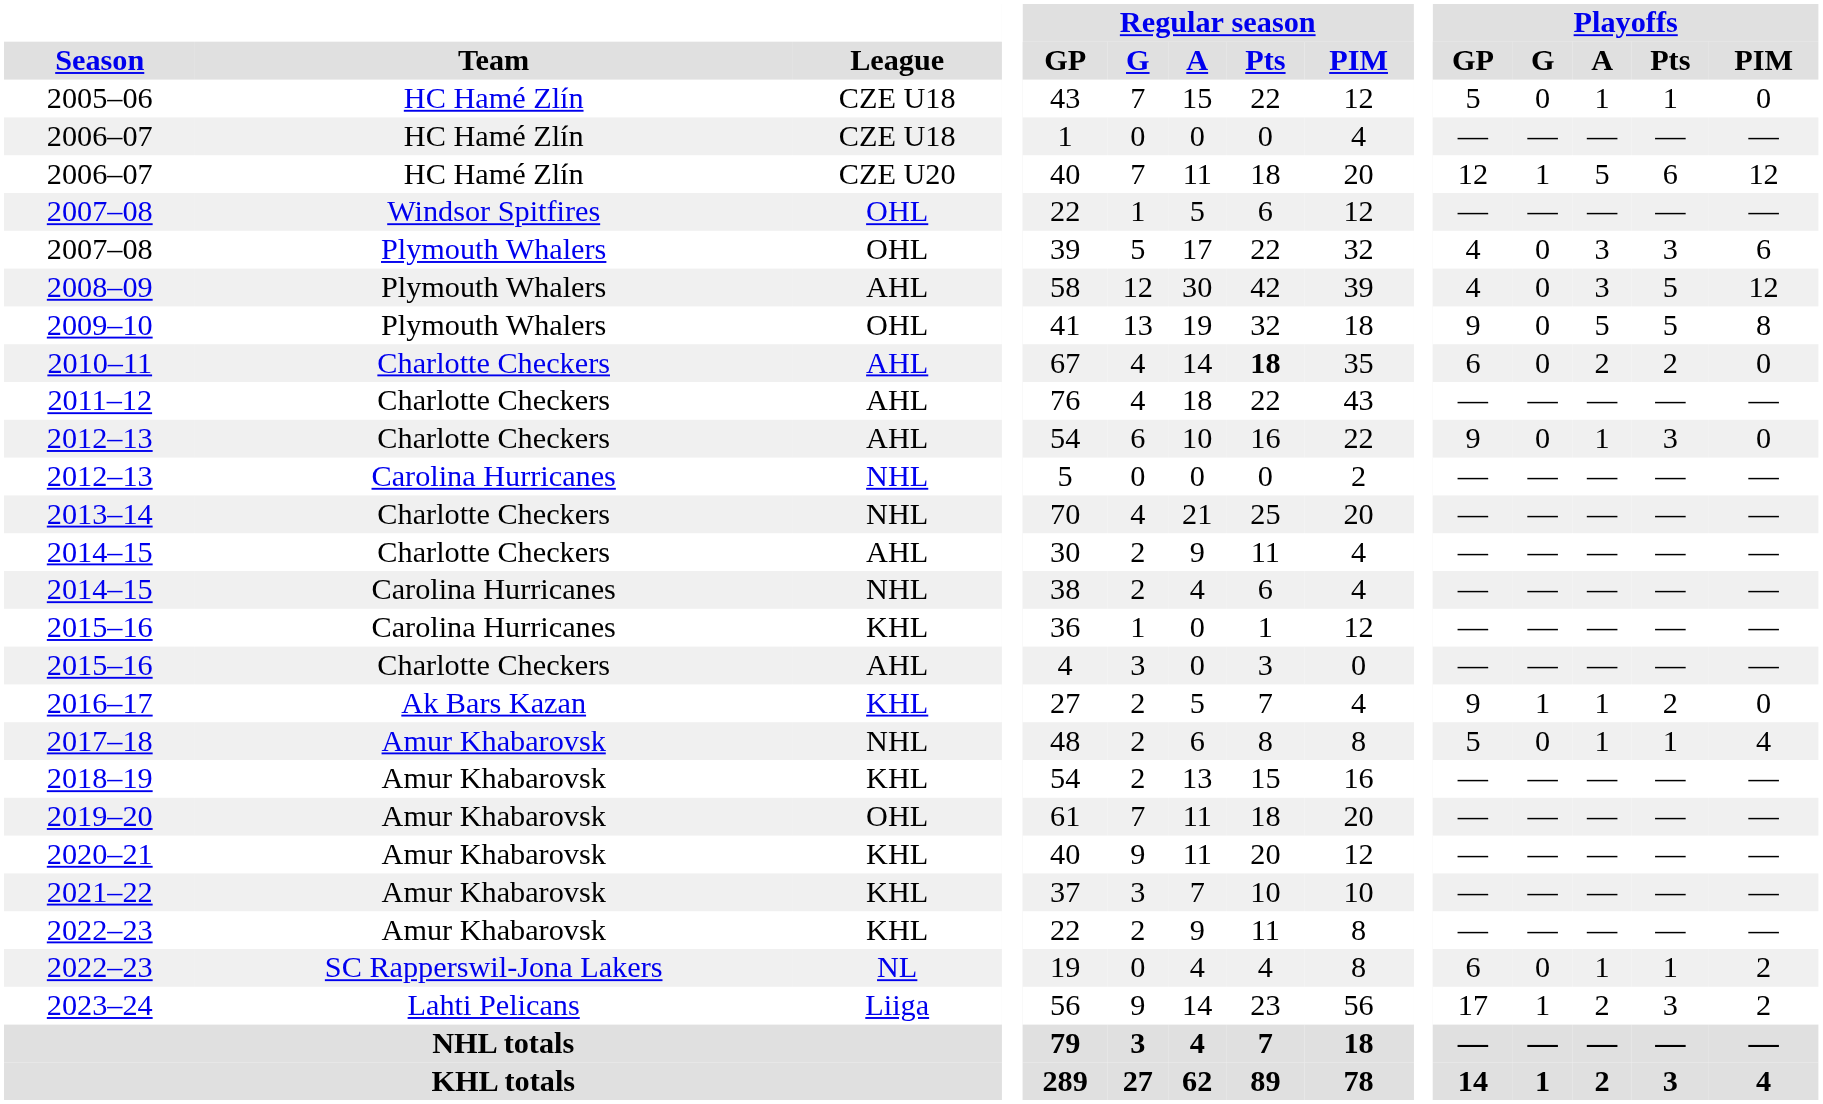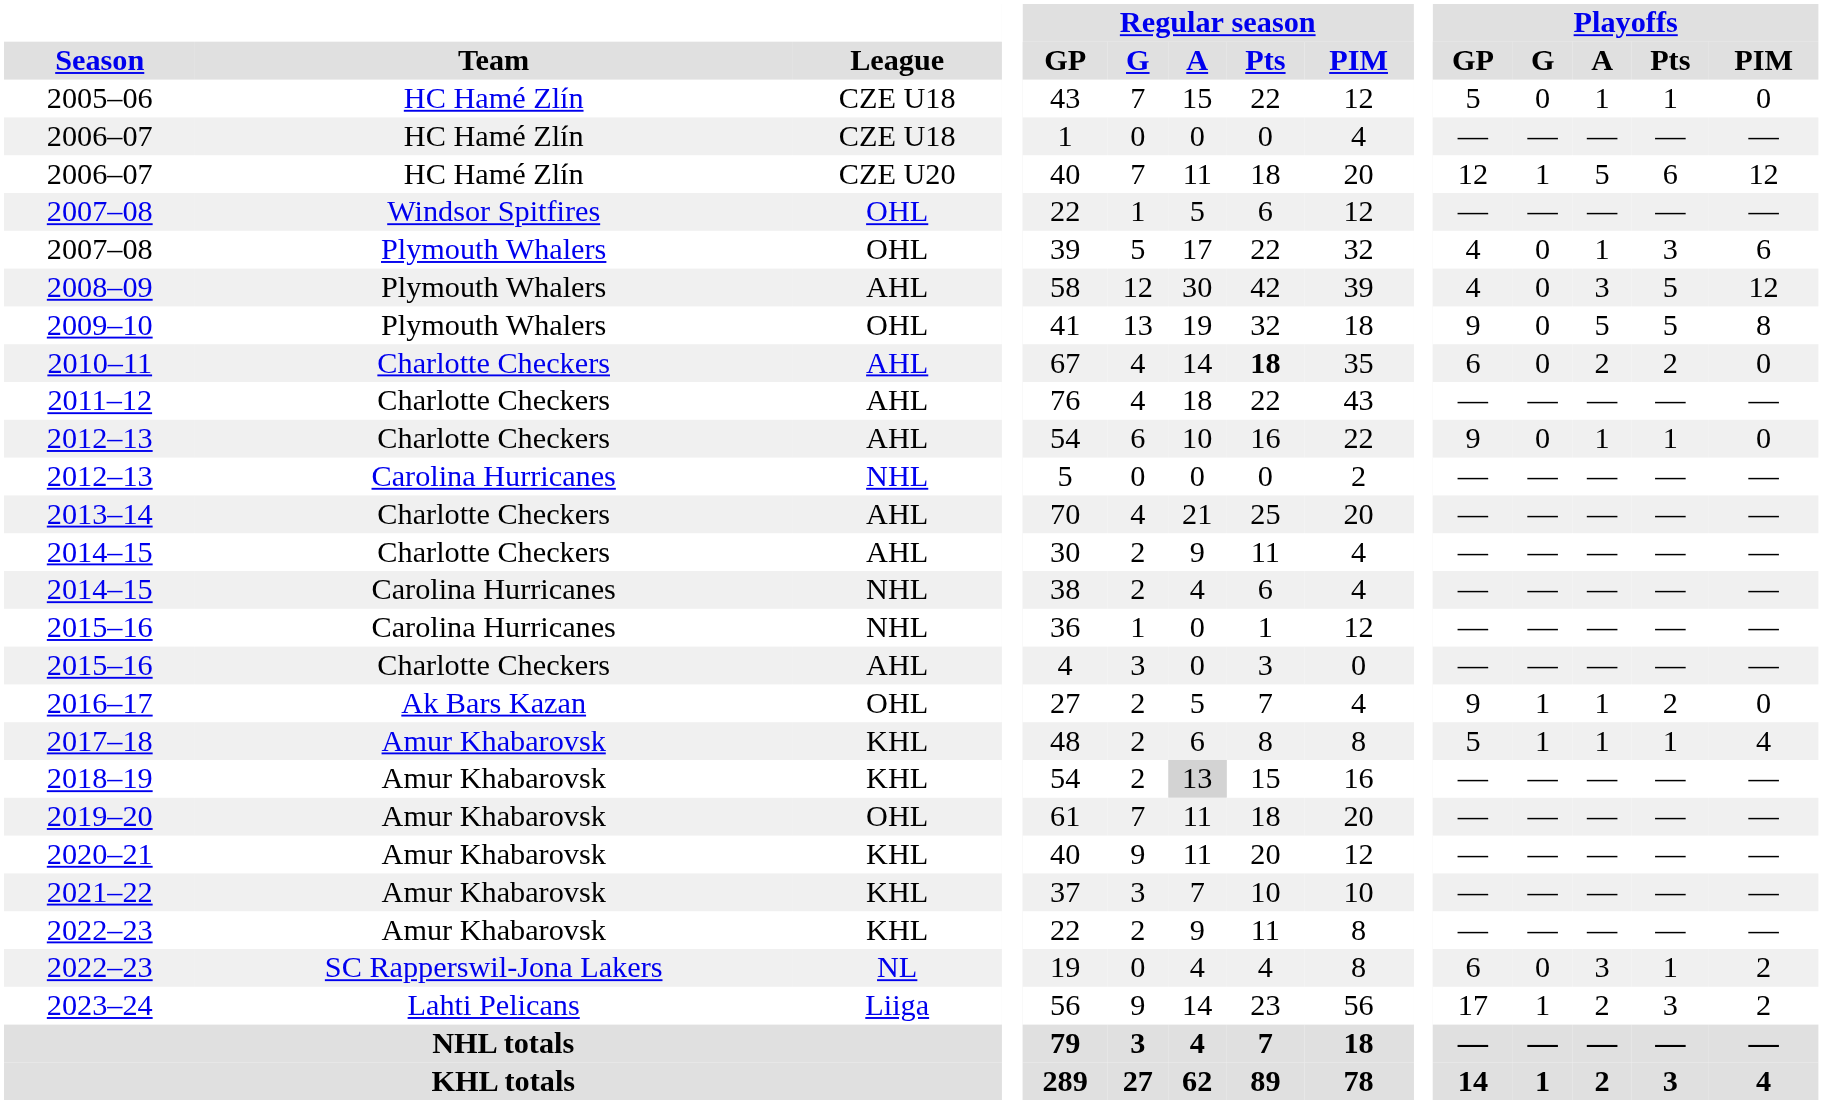(1602, 249) 3 -> (1602, 249) 1
(1670, 438) 3 -> (1670, 438) 1
(897, 513) NHL -> (897, 513) AHL
(897, 627) KHL -> (897, 627) NHL
(897, 702) KHL -> (897, 702) OHL
(897, 740) NHL -> (897, 740) KHL
(1543, 740) 0 -> (1543, 740) 1
(1197, 778) no background -> (1197, 778) lightgrey background
(1602, 967) 1 -> (1602, 967) 3
